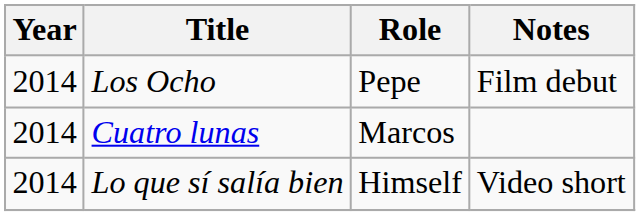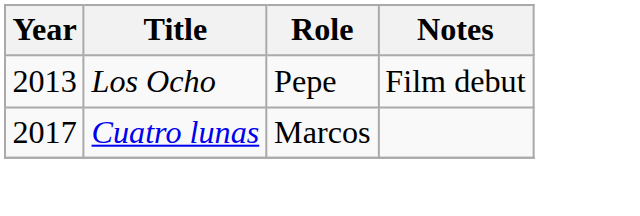(45, 81) 2014 -> (45, 81) 2013
(45, 132) 2014 -> (45, 132) 2017
- row: (218, 183)
